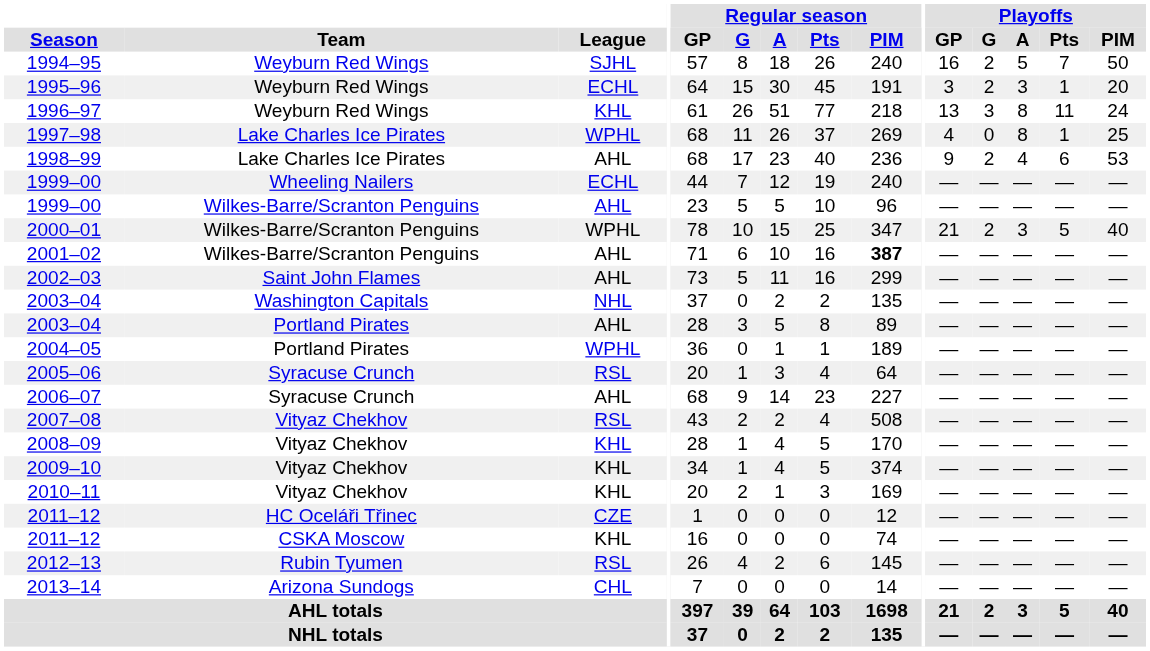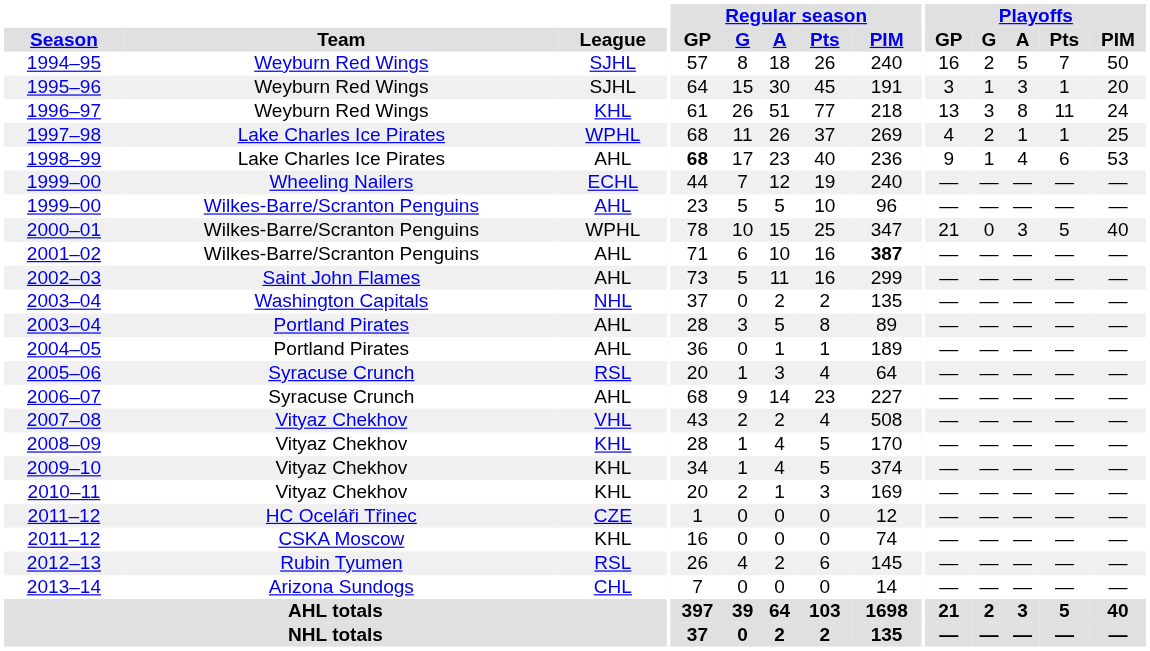(613, 87) ECHL -> (613, 87) SJHL
(989, 87) 2 -> (989, 87) 1
(989, 134) 0 -> (989, 134) 2
(1023, 134) 8 -> (1023, 134) 1
(697, 158) normal -> (697, 158) bold
(989, 158) 2 -> (989, 158) 1
(989, 230) 2 -> (989, 230) 0
(613, 349) WPHL -> (613, 349) AHL
(613, 420) RSL -> (613, 420) VHL
